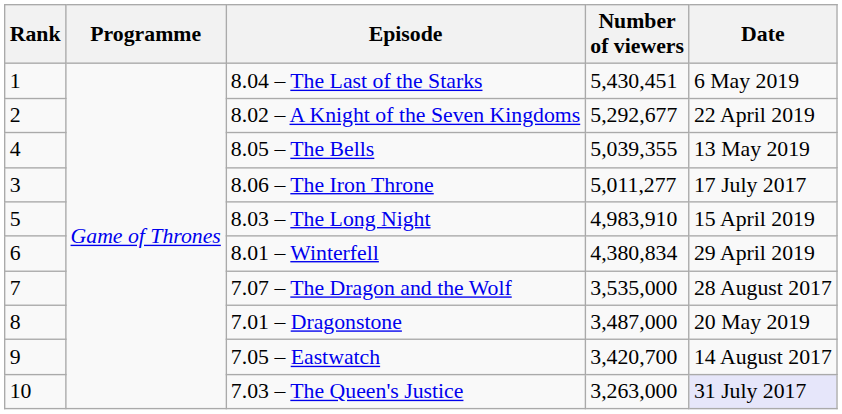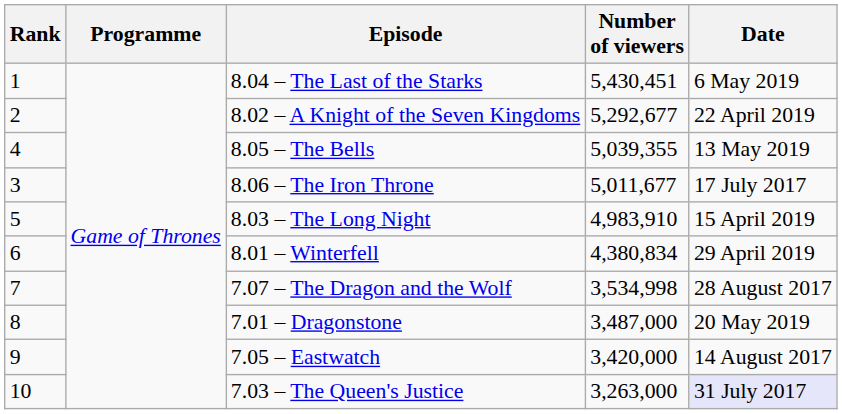(633, 184) 5,011,277 -> (633, 184) 5,011,677
(634, 287) 3,535,000 -> (634, 287) 3,534,998
(634, 356) 3,420,700 -> (634, 356) 3,420,000
